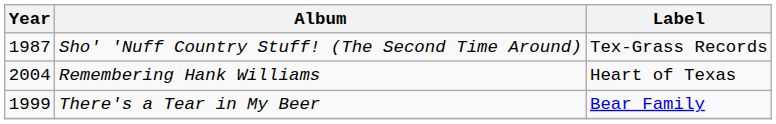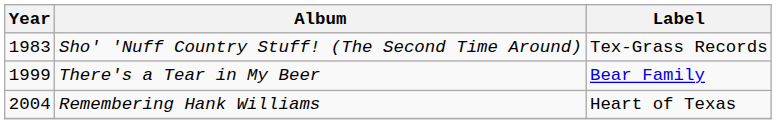(30, 47) 1987 -> (30, 47) 1983
rows swapped: (190, 104) <-> (190, 76)
